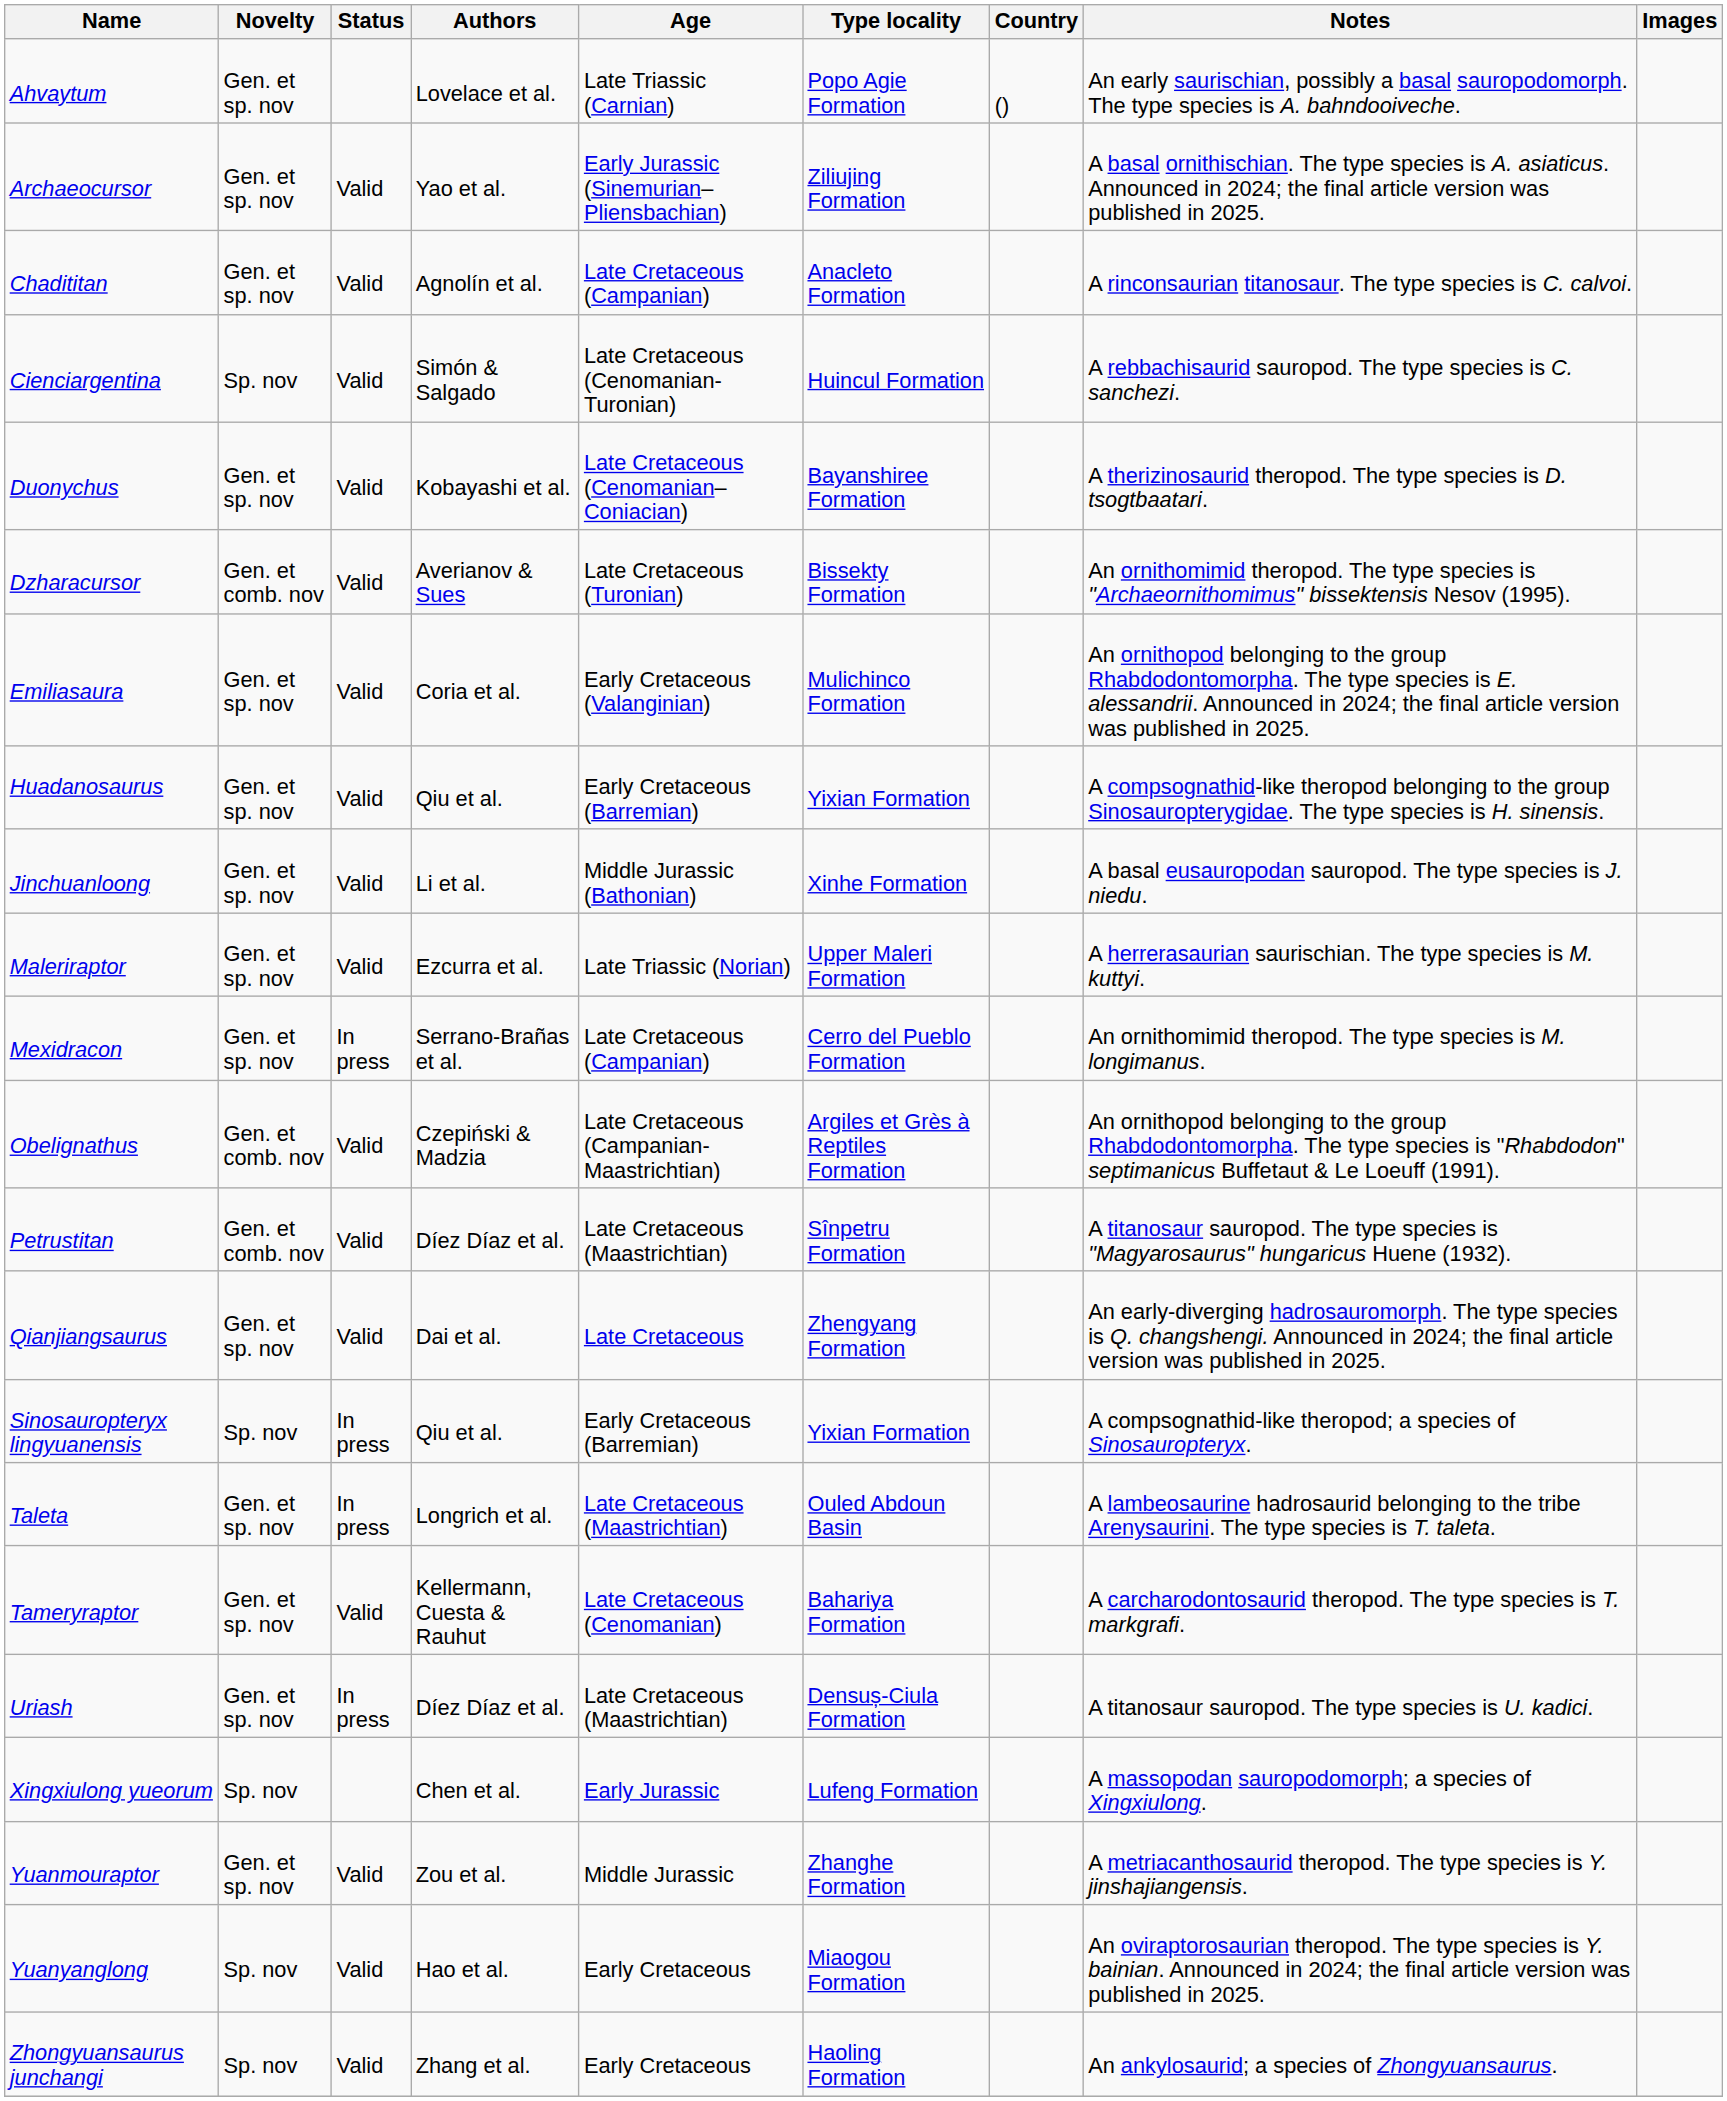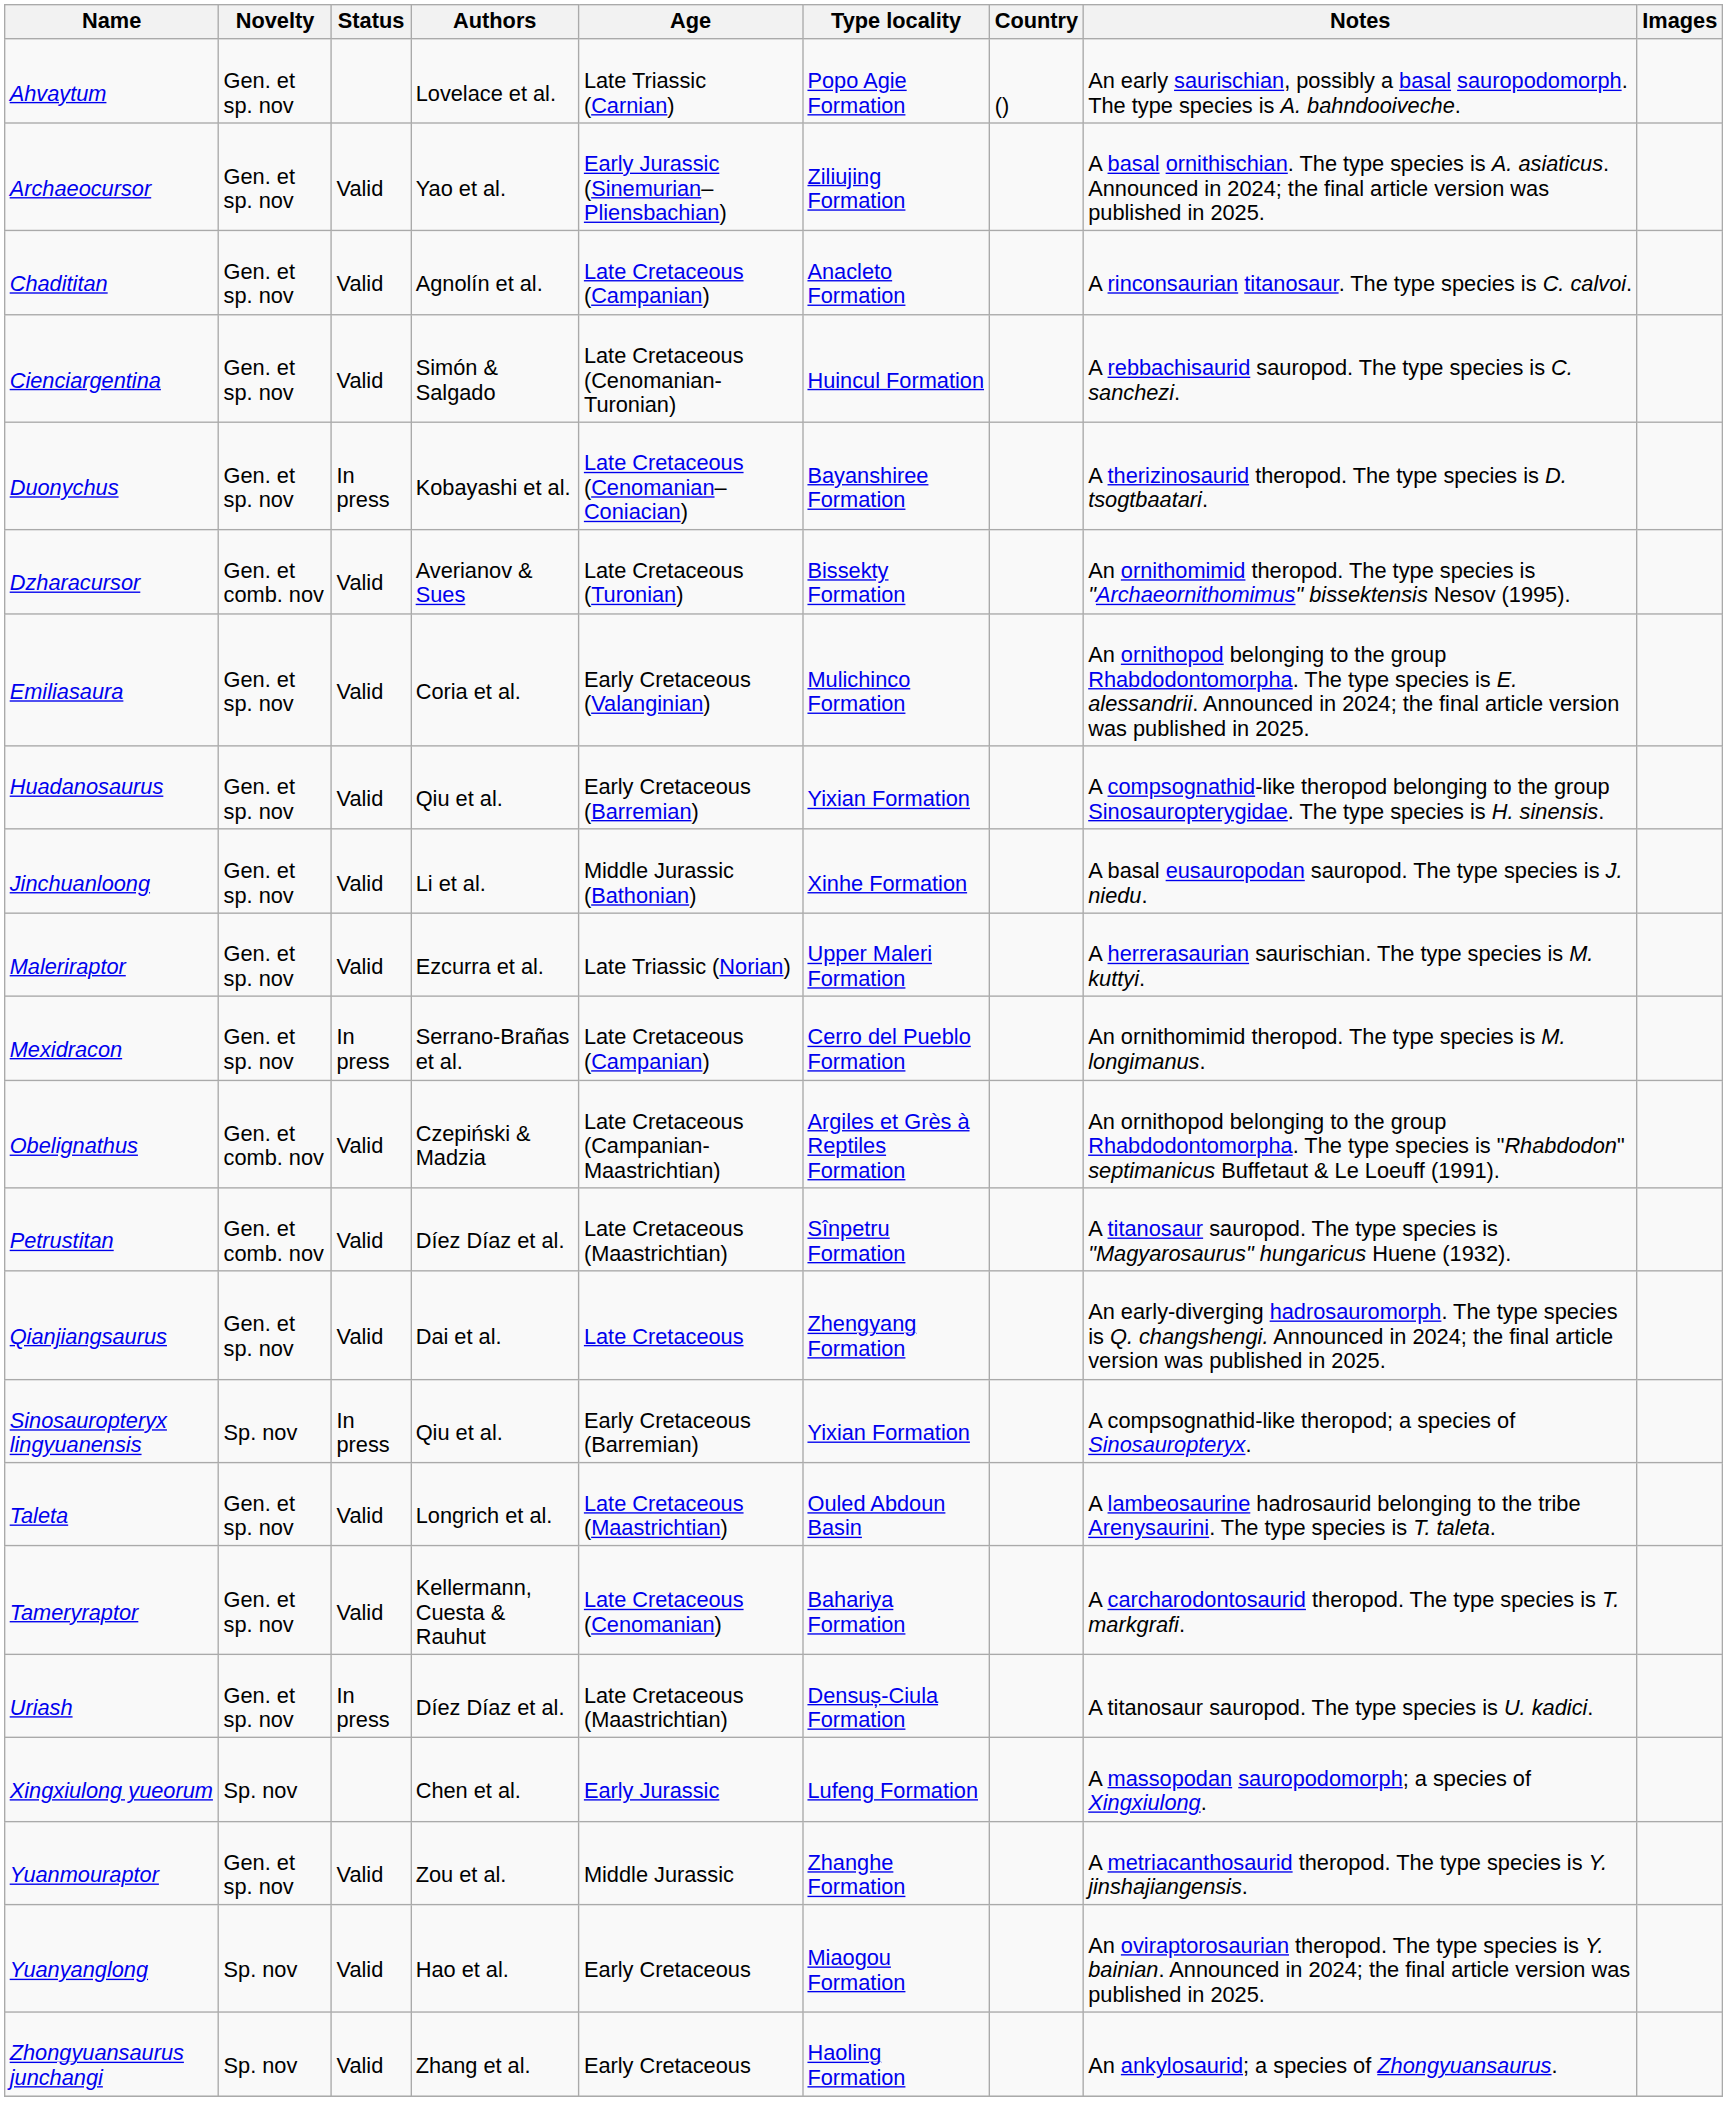(260, 380) Sp. nov -> (259, 380) Gen. et sp. nov
(360, 488) Valid -> (363, 488) In press
(363, 1516) In press -> (360, 1516) Valid
